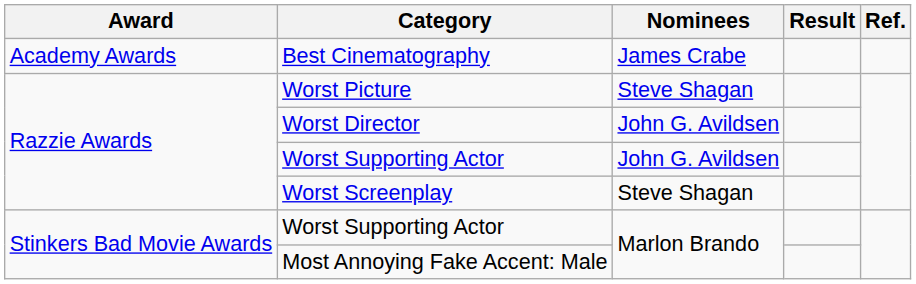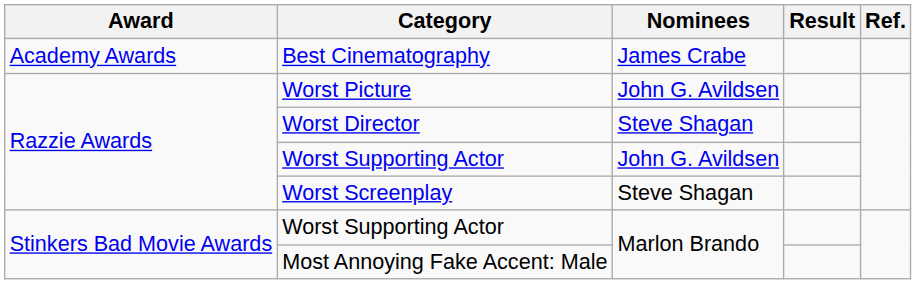(685, 90) Steve Shagan -> (698, 90) John G. Avildsen
(698, 124) John G. Avildsen -> (685, 124) Steve Shagan
